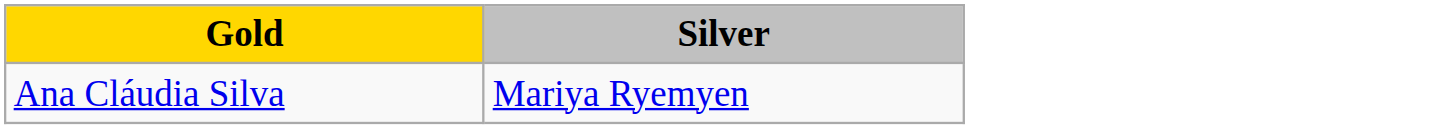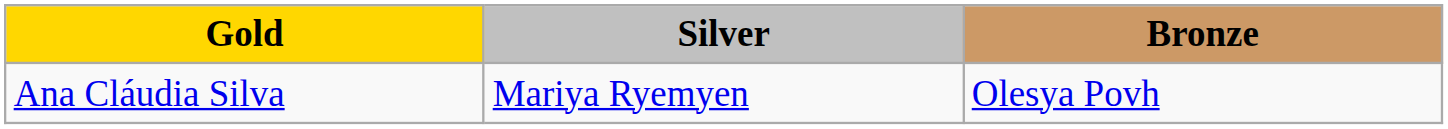+ column: (1203, 33)
